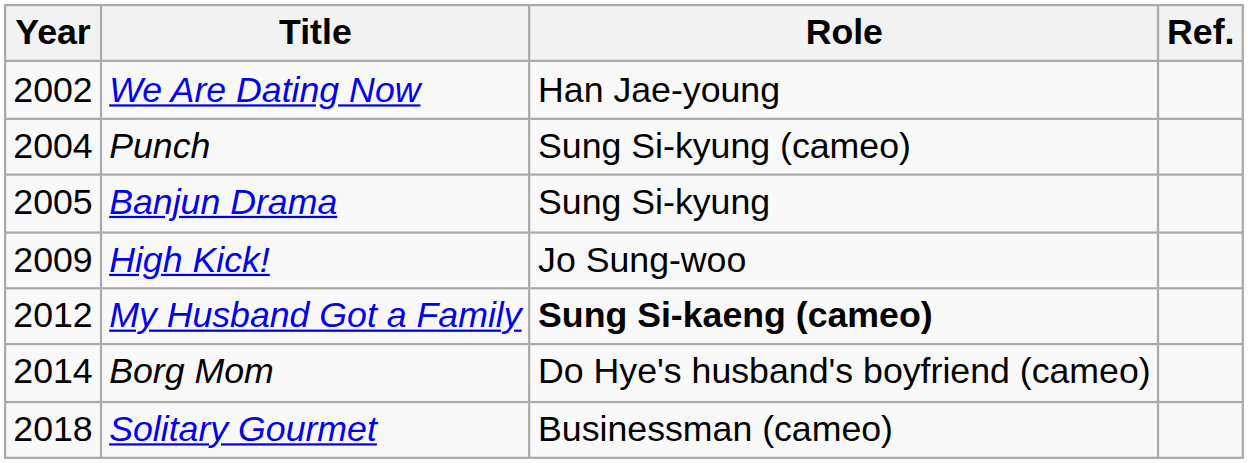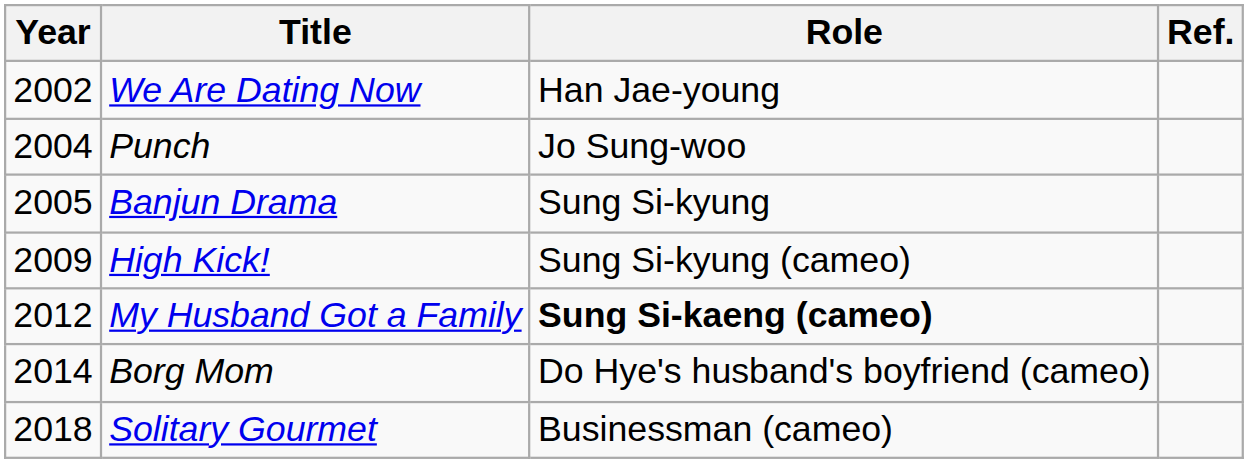(724, 145) Sung Si-kyung (cameo) -> (642, 145) Jo Sung-woo
(642, 259) Jo Sung-woo -> (724, 259) Sung Si-kyung (cameo)
